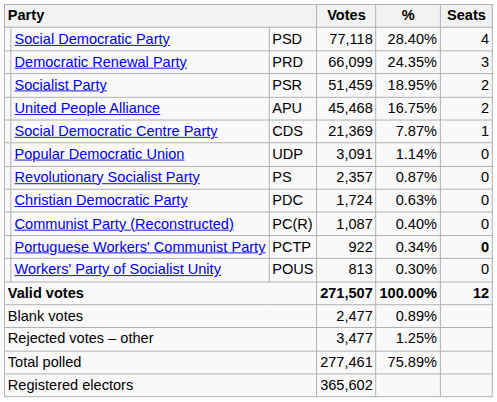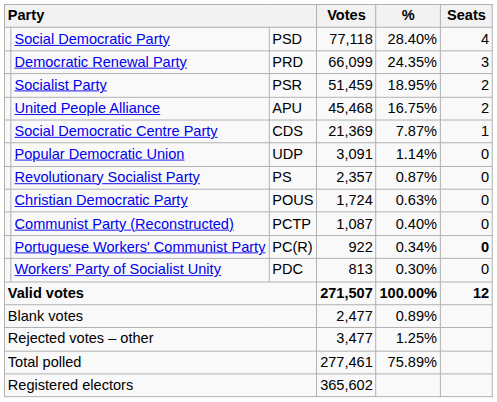(288, 200) PDC -> (293, 200) POUS
(292, 223) PC(R) -> (292, 223) PCTP
(292, 246) PCTP -> (292, 246) PC(R)
(293, 270) POUS -> (288, 270) PDC
